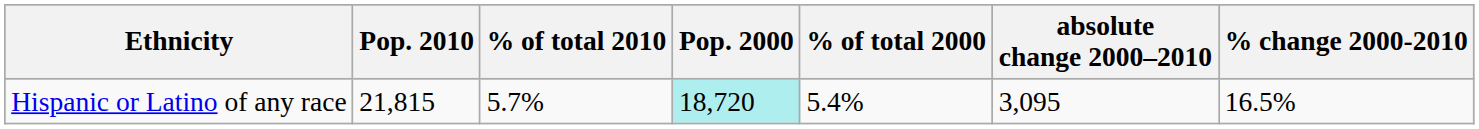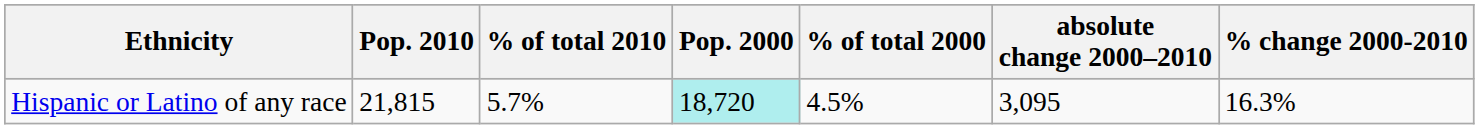(835, 100) 5.4% -> (835, 100) 4.5%
(1260, 100) 16.5% -> (1260, 100) 16.3%
